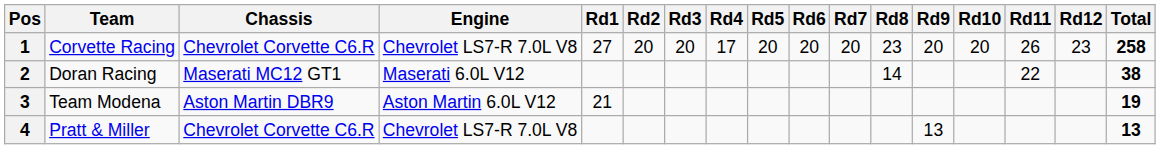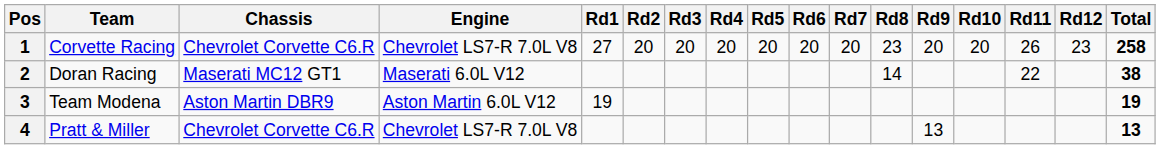(726, 47) 17 -> (726, 47) 20
(602, 102) 21 -> (602, 102) 19
